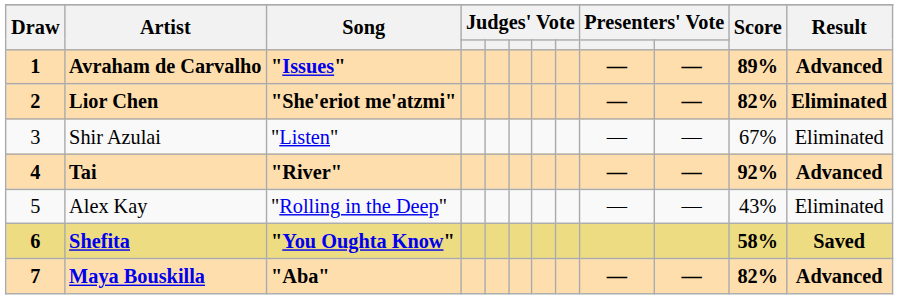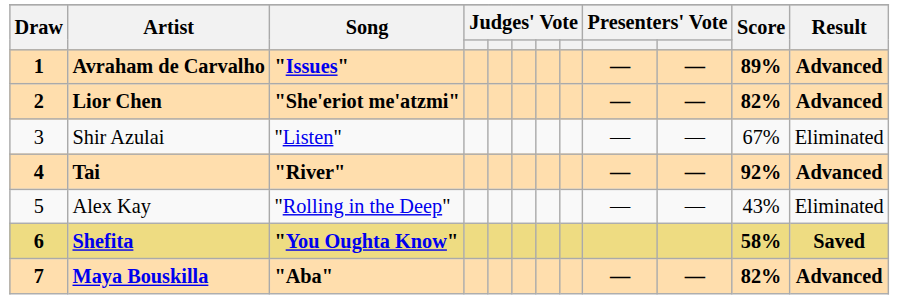(839, 102) Eliminated -> (839, 102) Advanced
